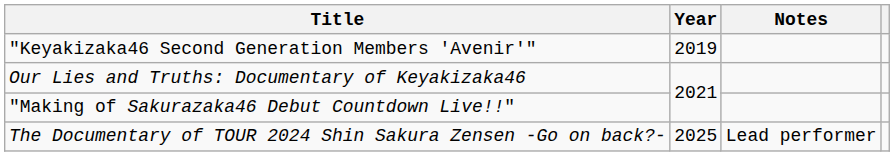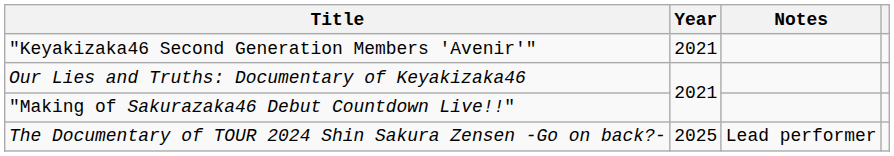(696, 49) 2019 -> (696, 49) 2021
